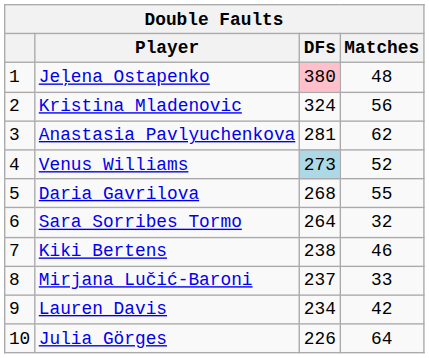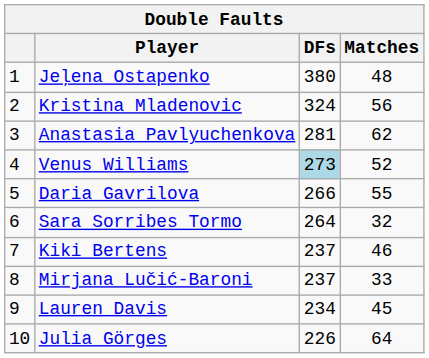(320, 77) pink background -> (320, 77) no background
(320, 193) 268 -> (320, 193) 266
(320, 251) 238 -> (320, 251) 237
(382, 309) 42 -> (382, 309) 45
